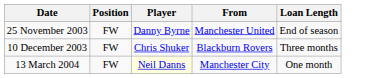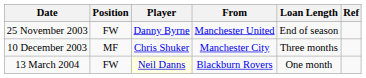+ column: (351, 13)
(111, 47) FW -> (111, 47) MF
(235, 47) Blackburn Rovers -> (235, 47) Manchester City
(235, 65) Manchester City -> (235, 65) Blackburn Rovers
